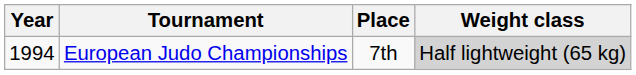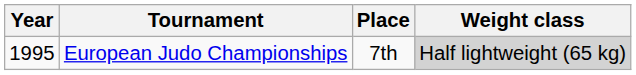(32, 52) 1994 -> (32, 52) 1995
